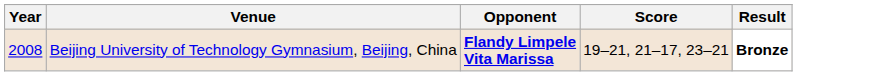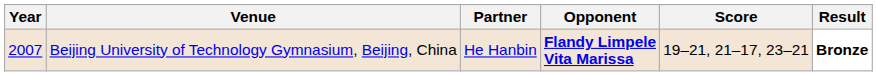+ column: (500, 17)
(25, 50) 2008 -> (25, 50) 2007
